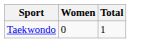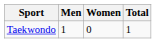+ column: (71, 12)
